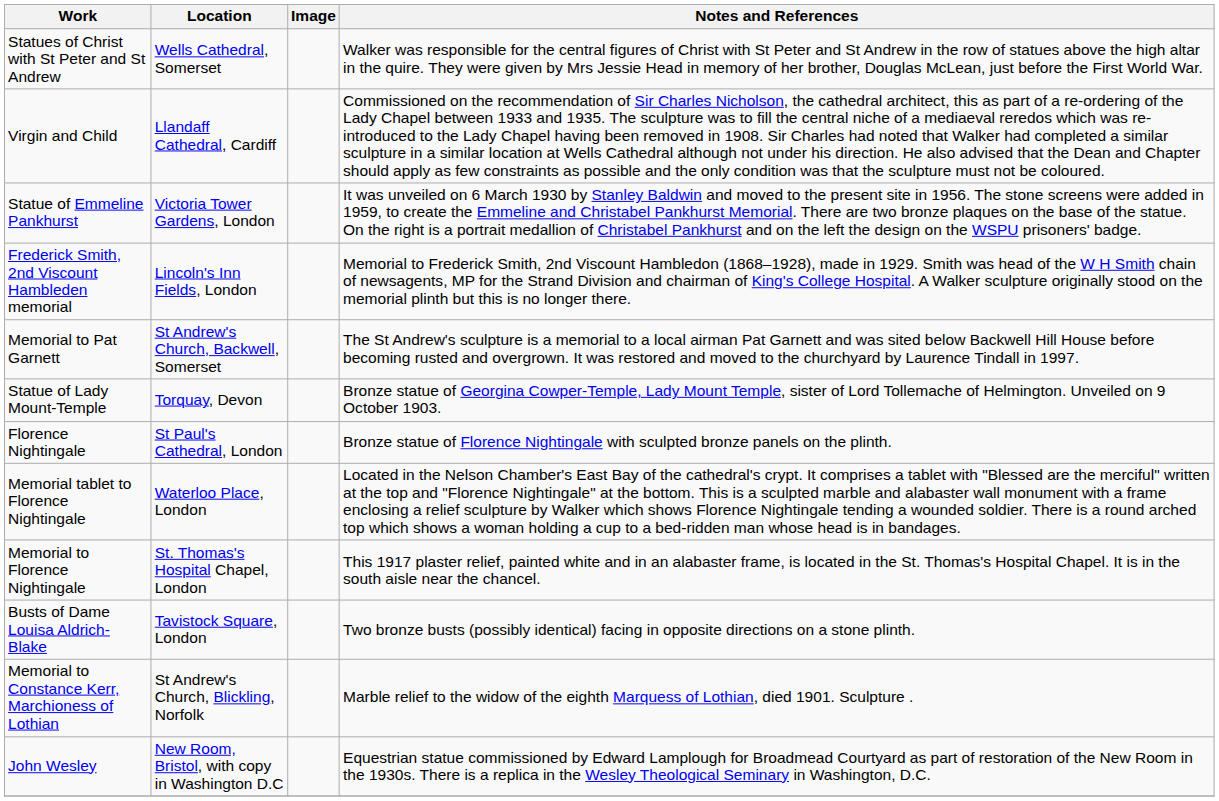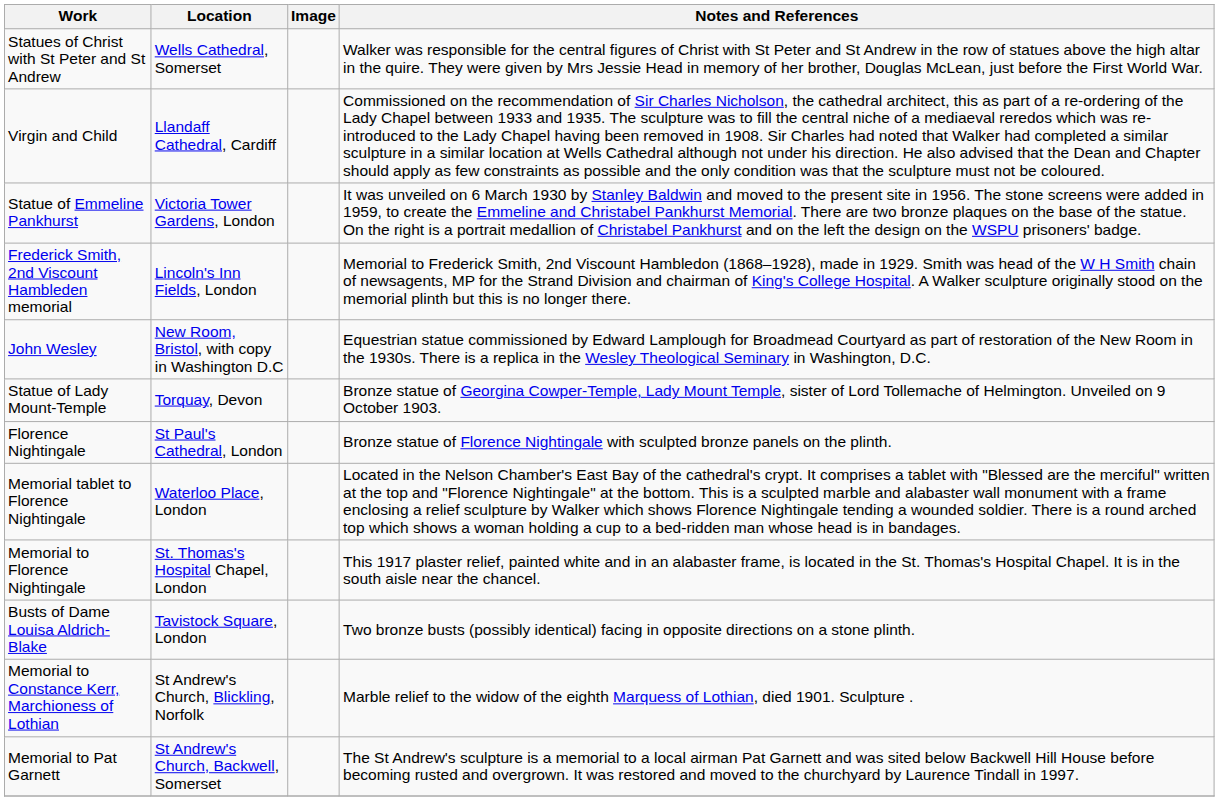rows swapped: (52, 766) <-> (62, 349)
